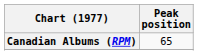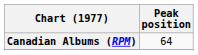(166, 41) 65 -> (166, 41) 64
